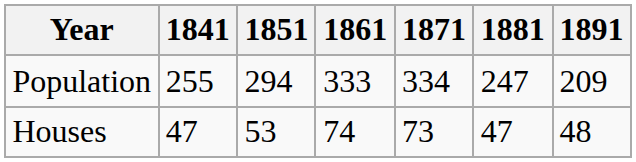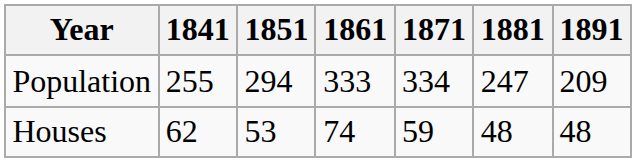(182, 131) 47 -> (182, 131) 62
(418, 131) 73 -> (418, 131) 59
(497, 131) 47 -> (497, 131) 48
